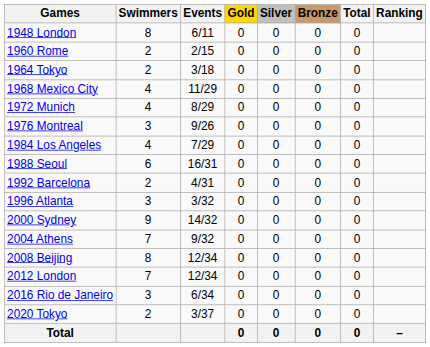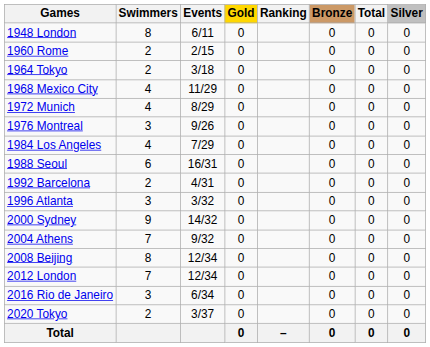columns swapped: (276, 13) <-> (399, 13)
